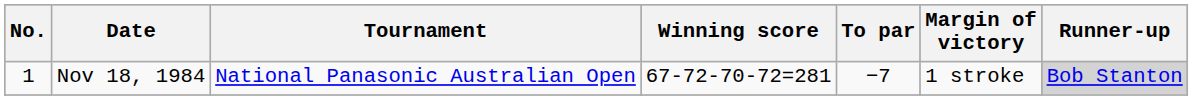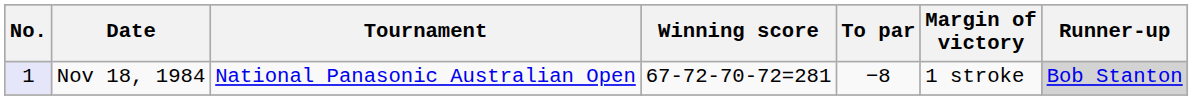(28, 79) no background -> (28, 79) lavender background
(878, 79) −7 -> (878, 79) −8
